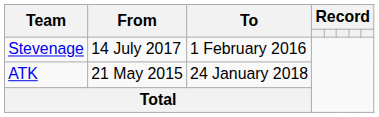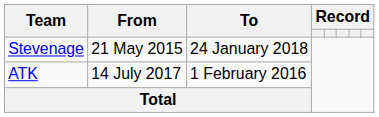(136, 49) 14 July 2017 -> (137, 49) 21 May 2015
(248, 49) 1 February 2016 -> (249, 49) 24 January 2018
(137, 74) 21 May 2015 -> (136, 74) 14 July 2017
(249, 74) 24 January 2018 -> (248, 74) 1 February 2016
